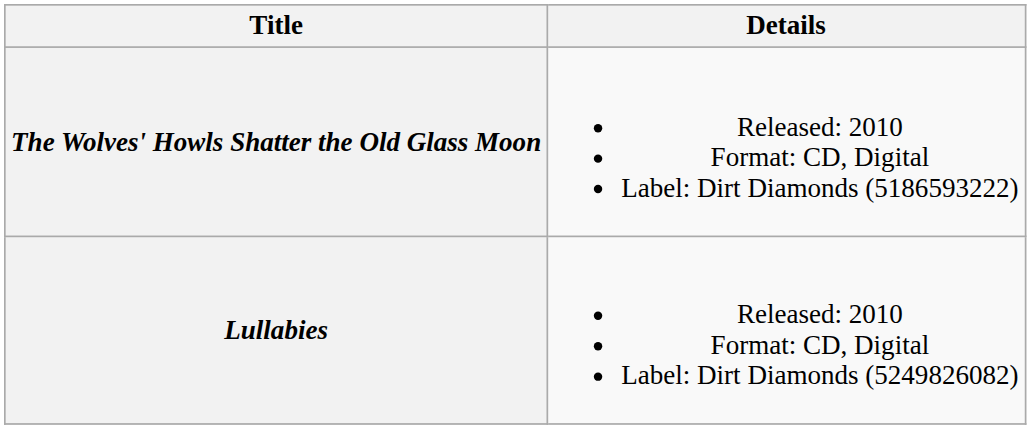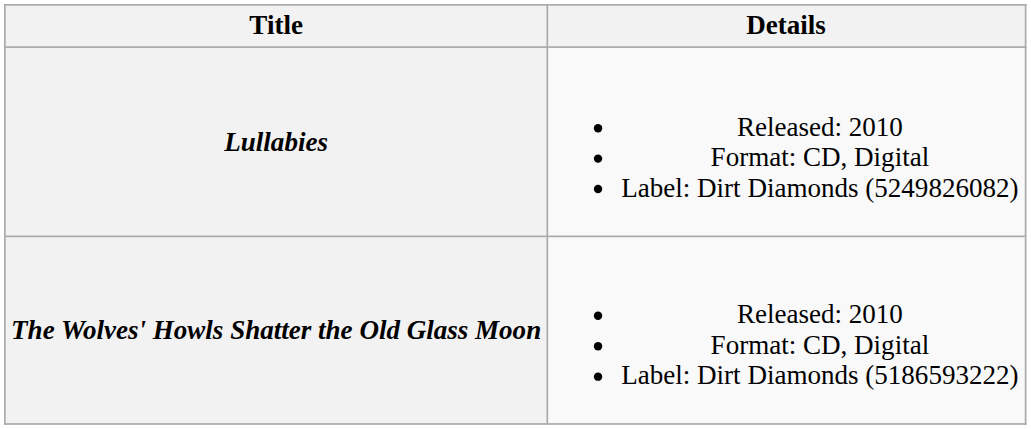rows swapped: (276, 141) <-> (276, 329)
